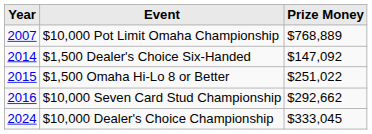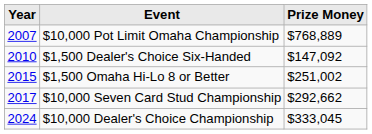(22, 56) 2014 -> (22, 56) 2010
(315, 77) $251,022 -> (315, 77) $251,002
(22, 98) 2016 -> (22, 98) 2017
